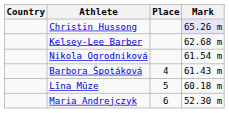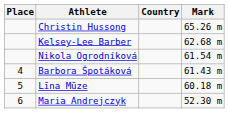columns swapped: (166, 12) <-> (26, 12)
(203, 27) lavender background -> (203, 27) no background
